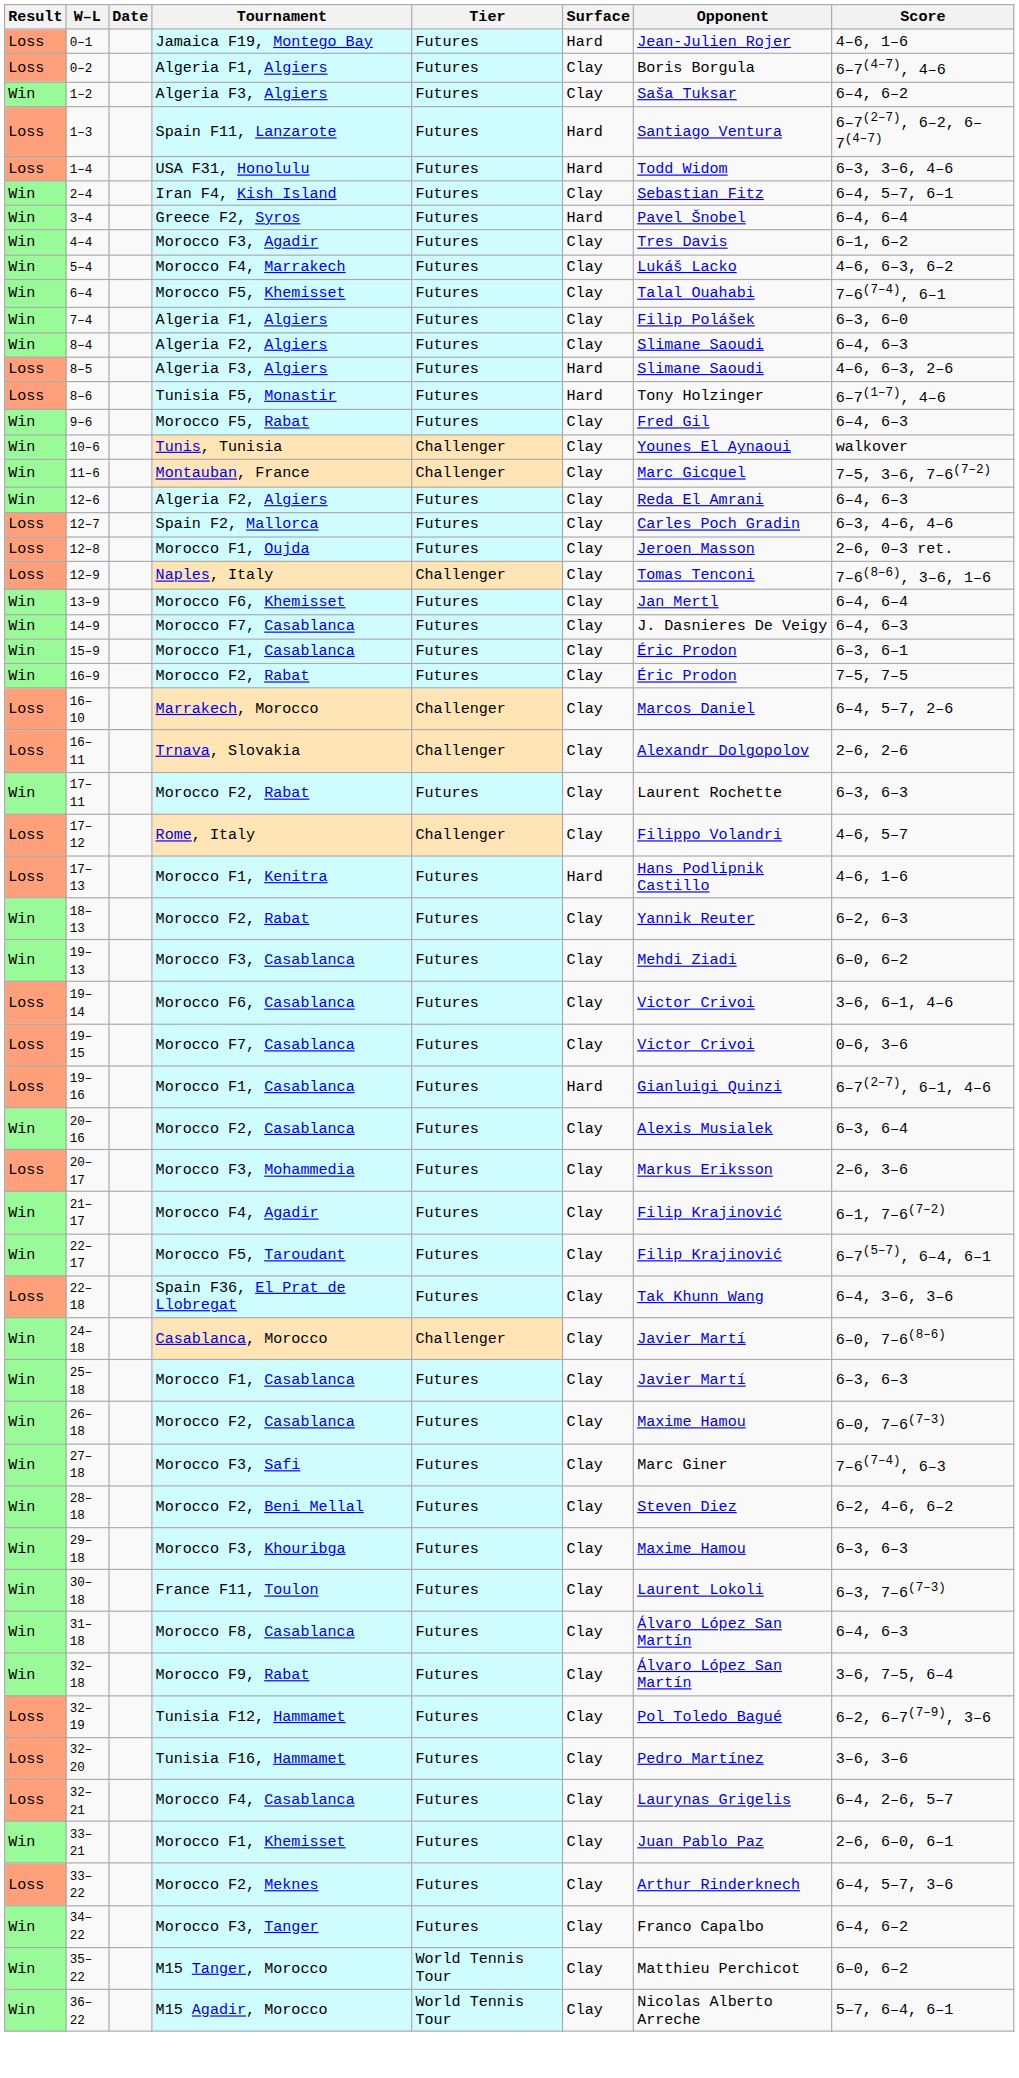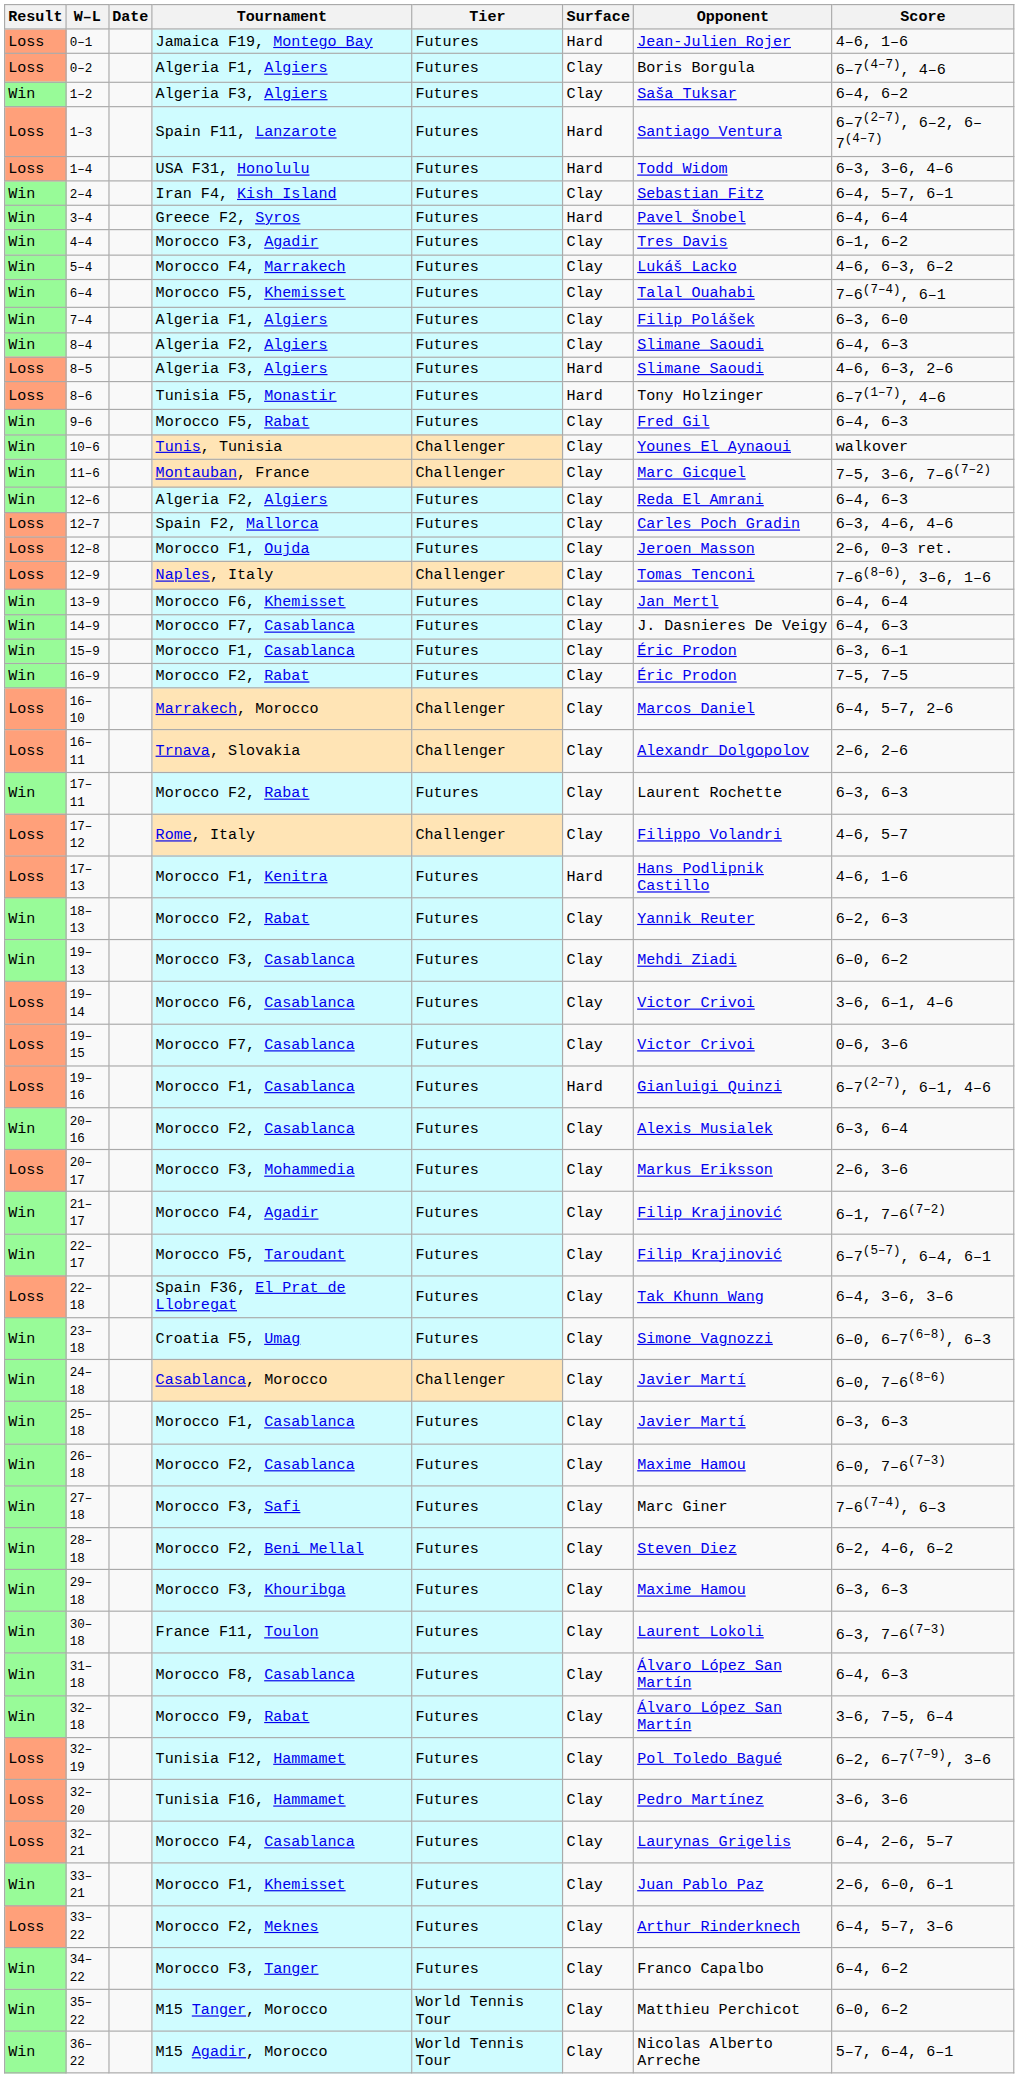+ row: (81, 1339)
